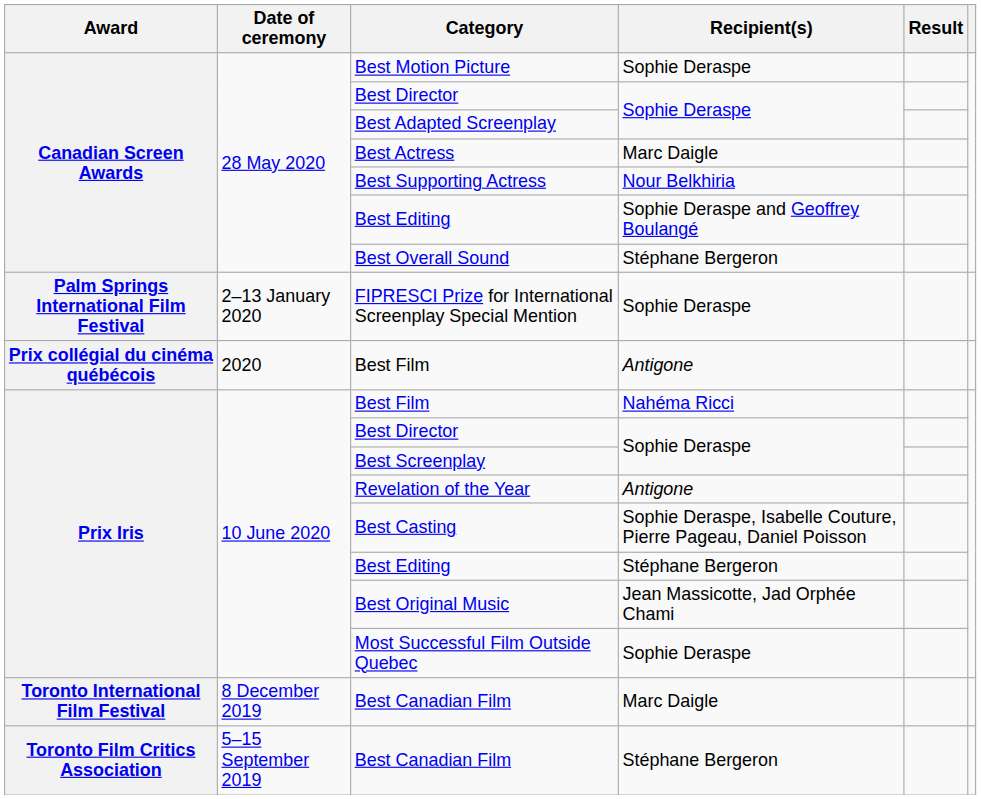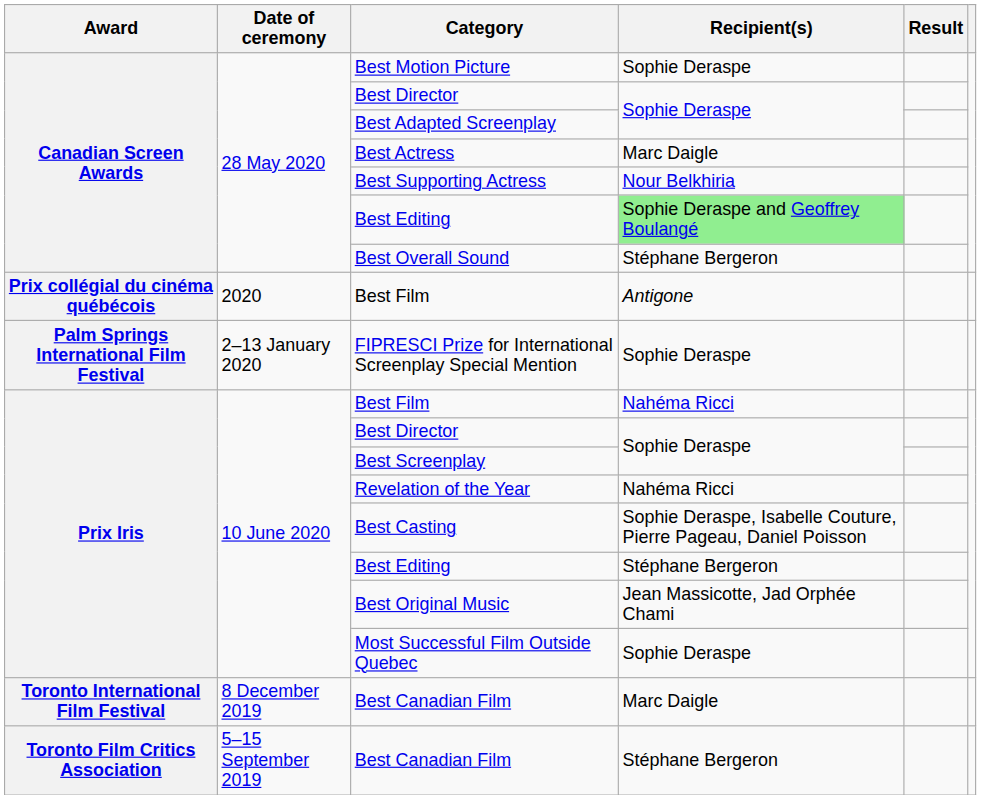(741, 219) no background -> (741, 219) lightgreen background
rows swapped: (111, 306) <-> (111, 365)
(658, 488) Antigone -> (678, 488) Nahéma Ricci
